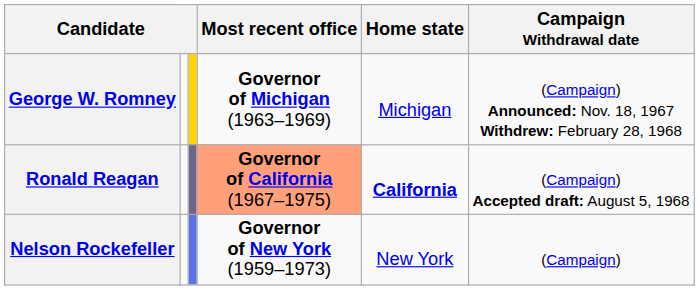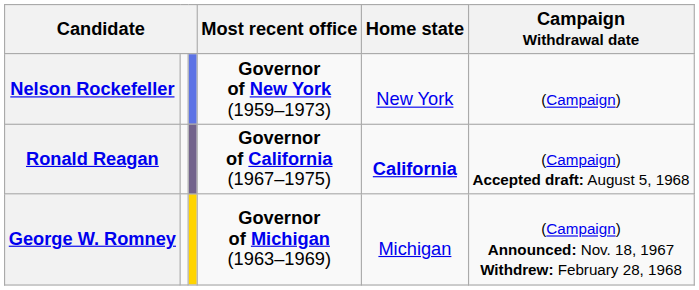rows swapped: (92, 249) <-> (92, 99)
(279, 179) lightsalmon background -> (279, 158) no background
